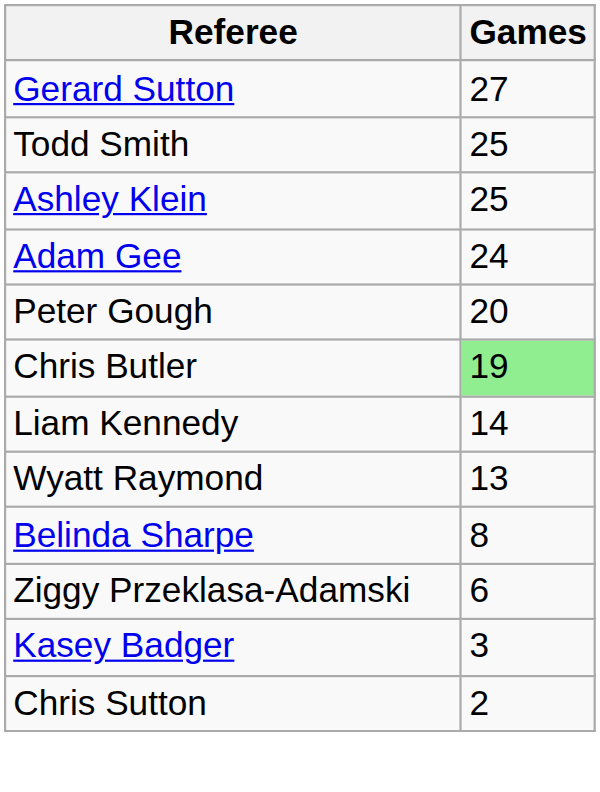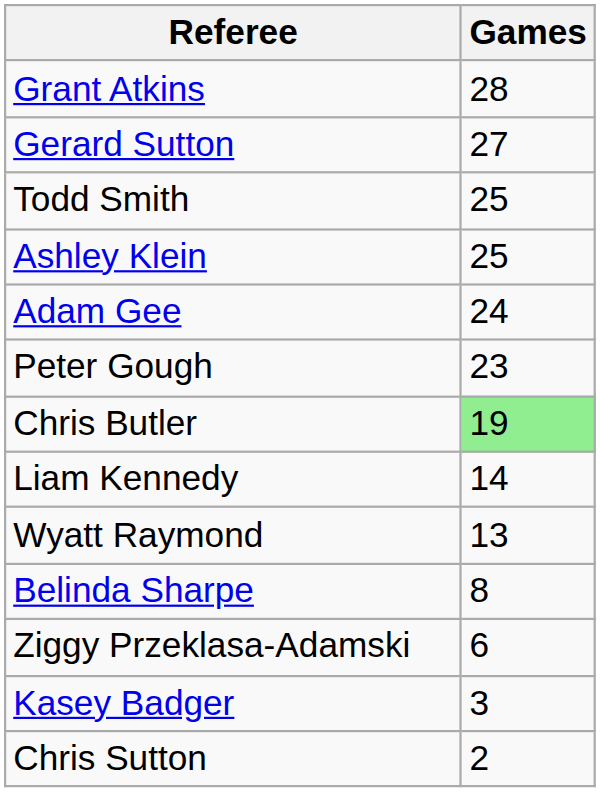+ row: (109, 88)
(489, 311) 20 -> (489, 367) 23
